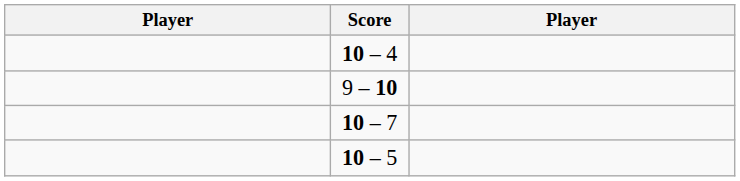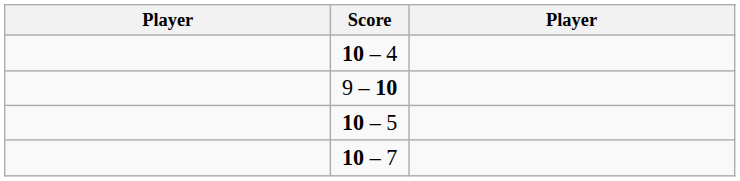rows swapped: (370, 157) <-> (370, 122)
